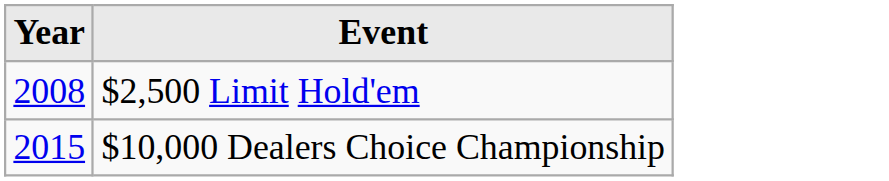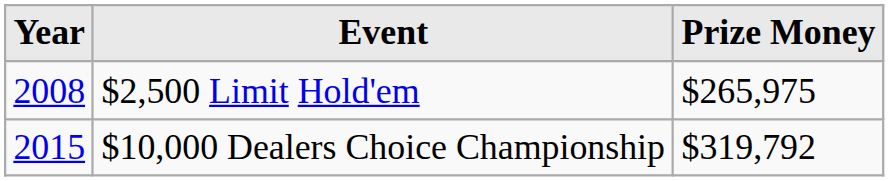+ column: (779, 32)
